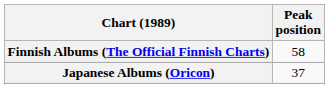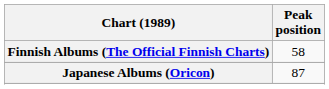(298, 72) 37 -> (298, 72) 87
